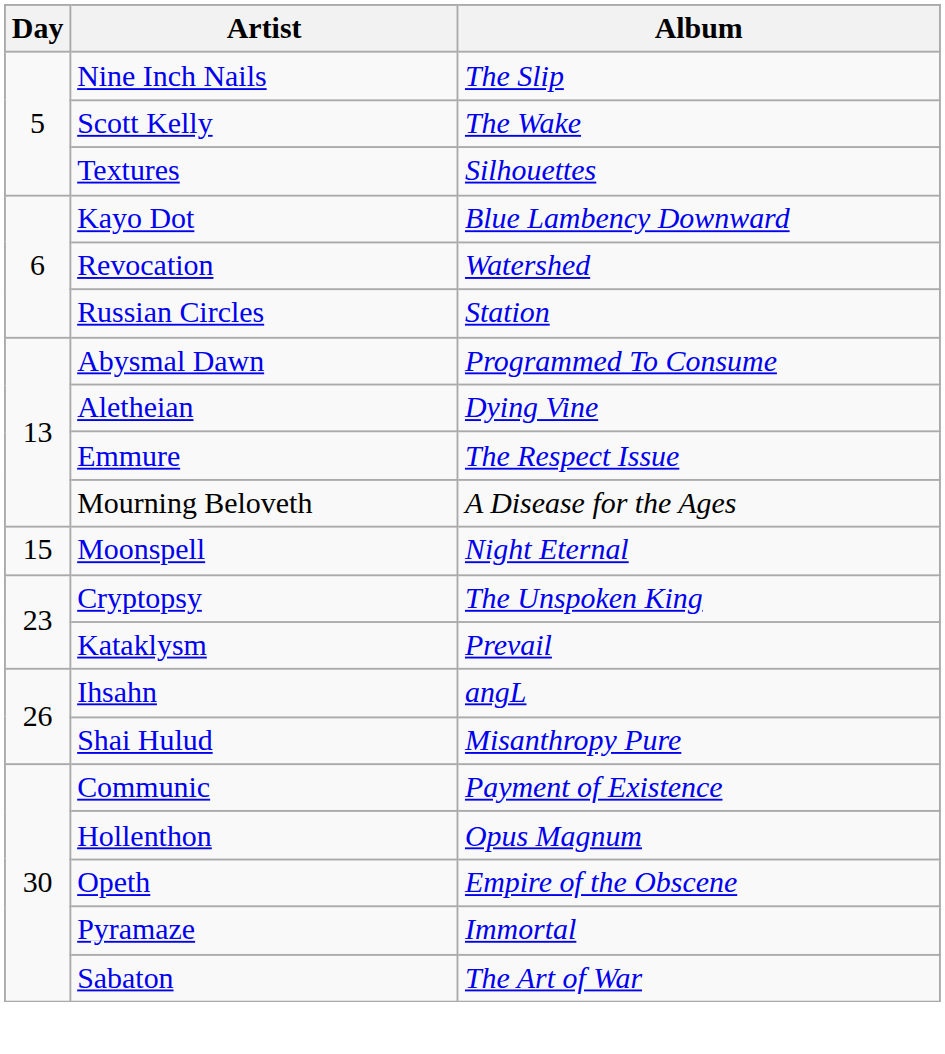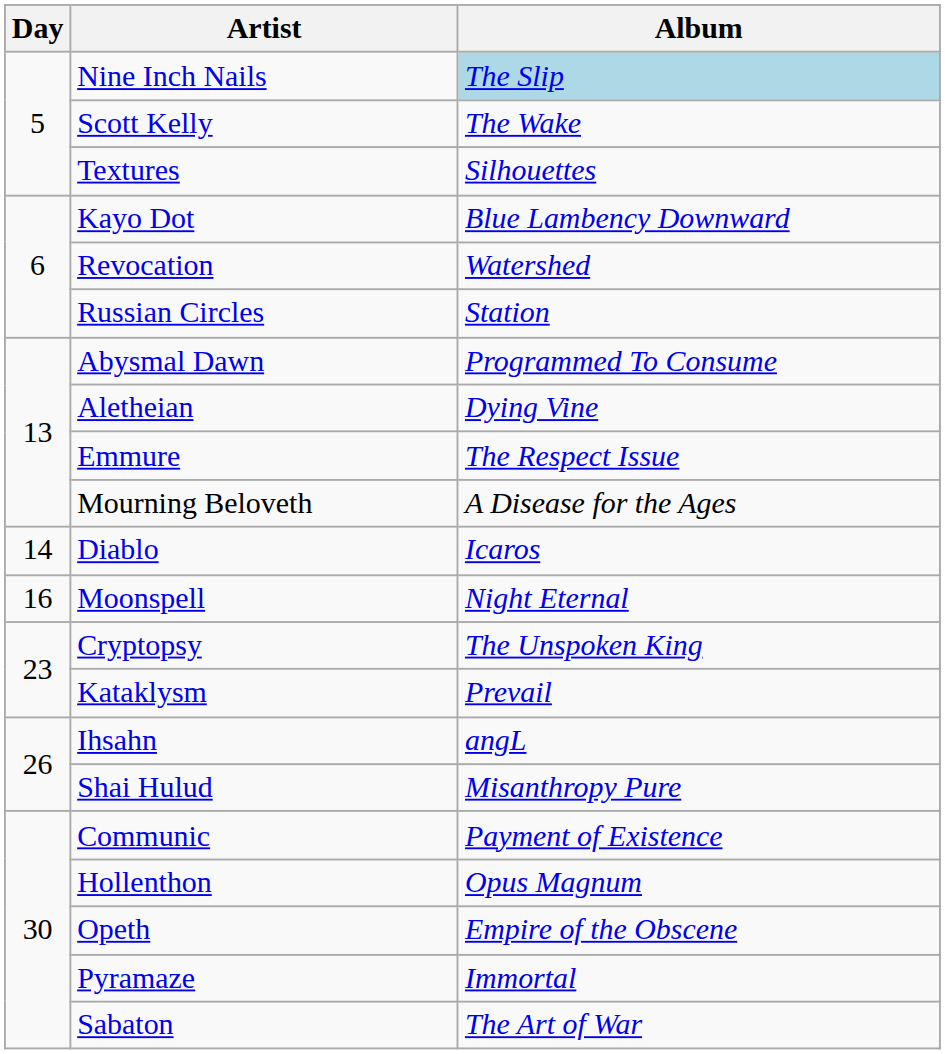(514, 75) no background -> (514, 75) lightblue background
+ row: (118, 550)
(38, 550) 15 -> (38, 597) 16
